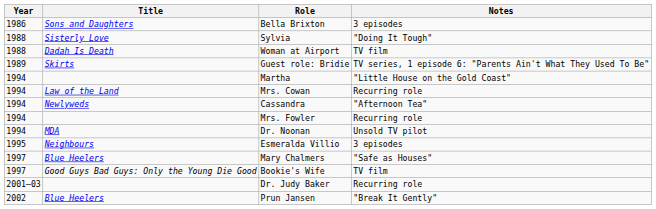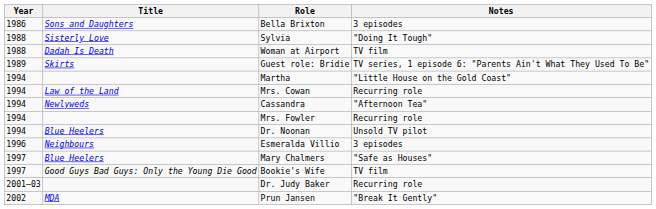(52, 131) MDA -> (74, 131) Blue Heelers
(16, 144) 1995 -> (16, 144) 1996
(74, 198) Blue Heelers -> (52, 198) MDA
